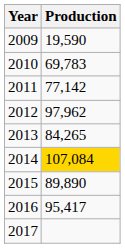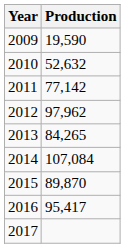(66, 64) 69,783 -> (66, 64) 52,632
(69, 159) gold background -> (69, 159) no background
(66, 183) 89,890 -> (66, 183) 89,870
